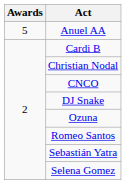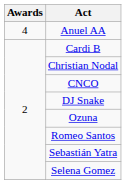(25, 30) 5 -> (25, 30) 4
